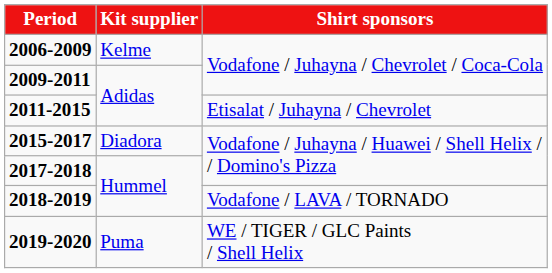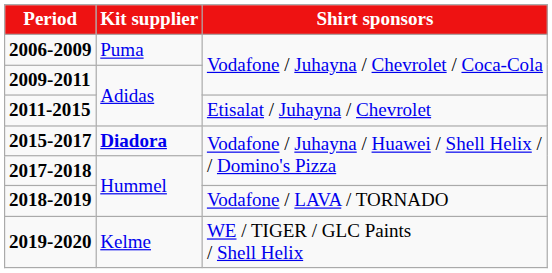(126, 49) Kelme -> (122, 49) Puma
(131, 140) normal -> (134, 140) bold
(122, 241) Puma -> (126, 241) Kelme
